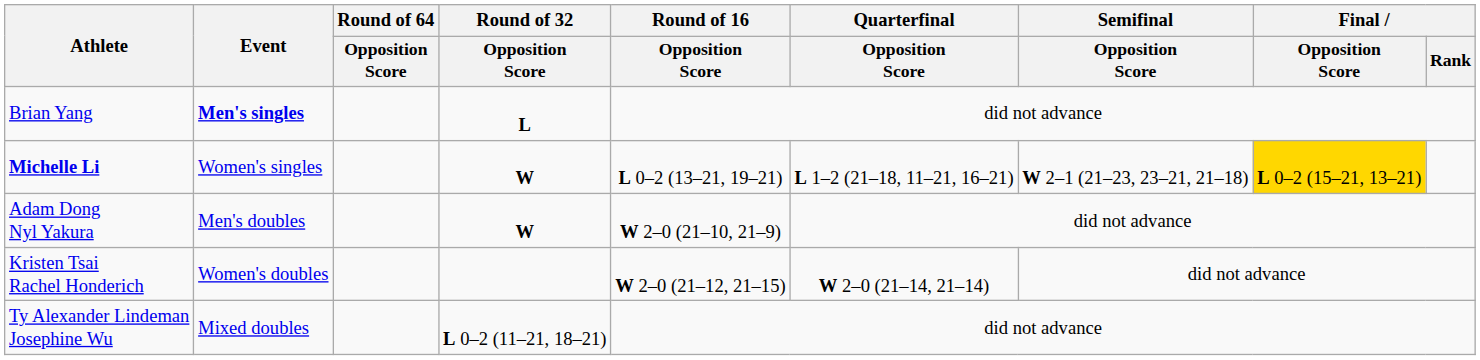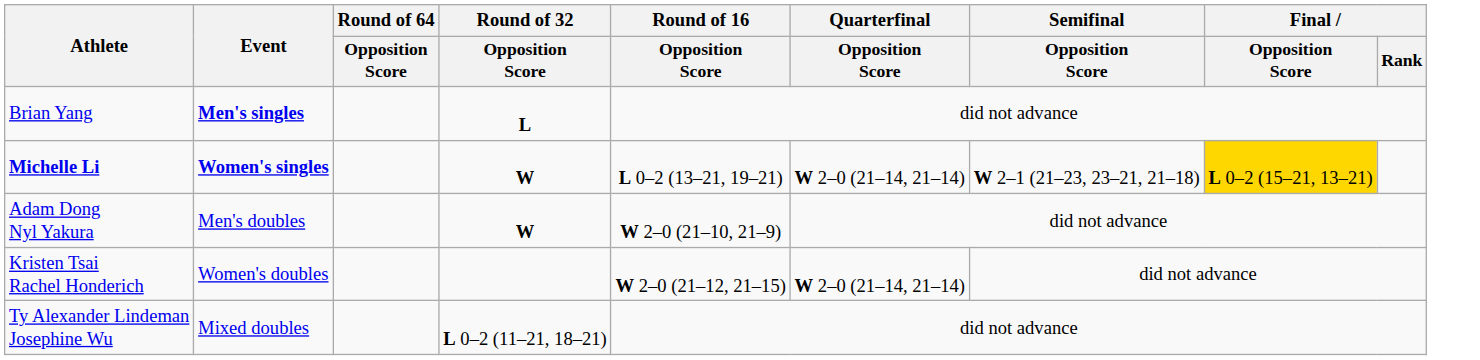(260, 166) normal -> (263, 166) bold
(904, 178) L 1–2 (21–18, 11–21, 16–21) -> (880, 178) W 2–0 (21–14, 21–14)
